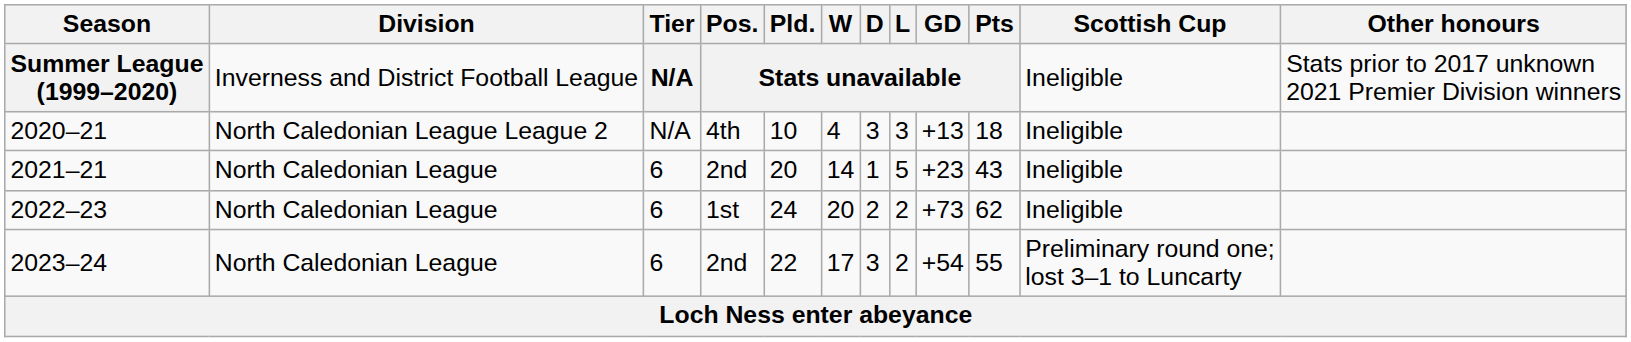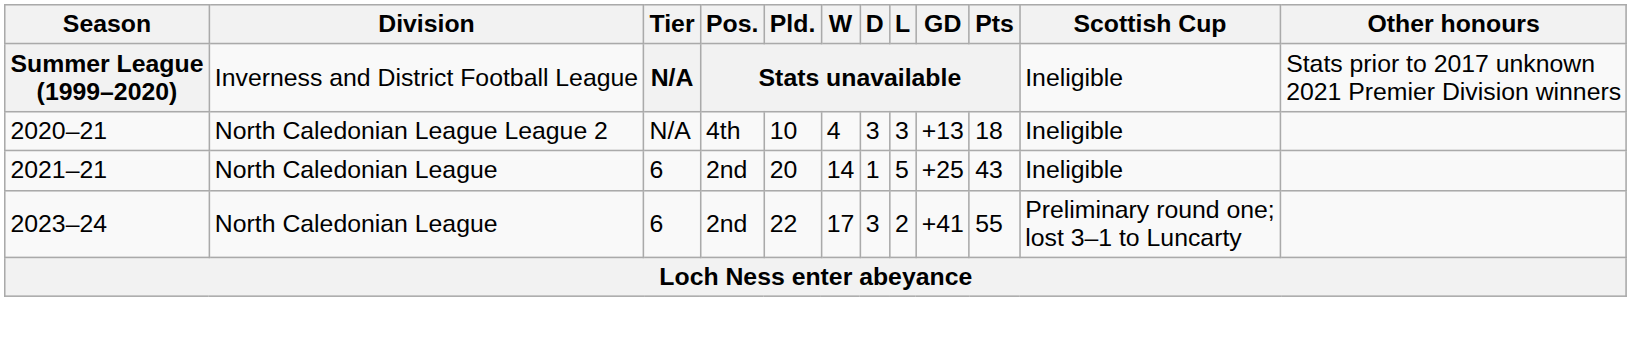(943, 170) +23 -> (943, 170) +25
- row: (59, 209)
(943, 262) +54 -> (943, 223) +41
